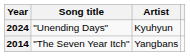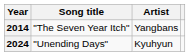rows swapped: (18, 43) <-> (18, 28)
